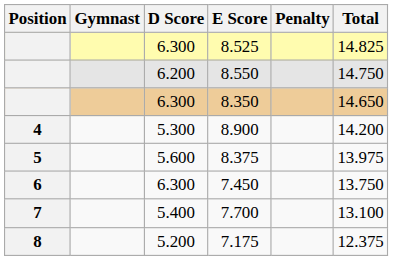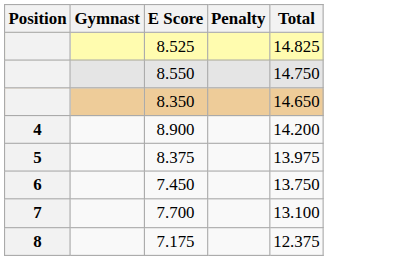- column: (176, 18)
